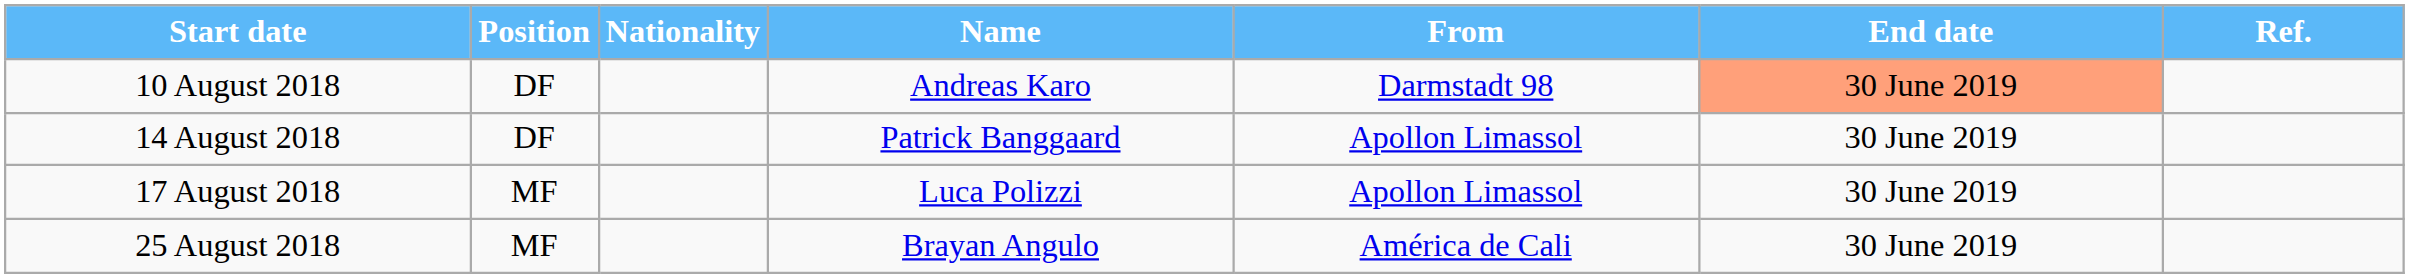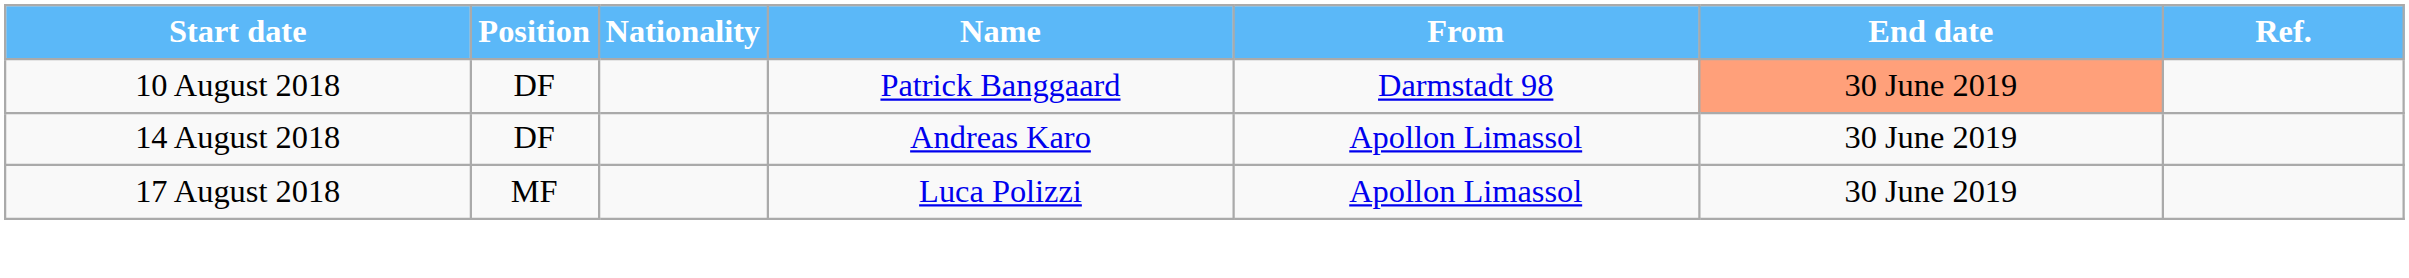(1000, 85) Andreas Karo -> (1000, 85) Patrick Banggaard
(1000, 138) Patrick Banggaard -> (1000, 138) Andreas Karo
- row: (238, 245)
